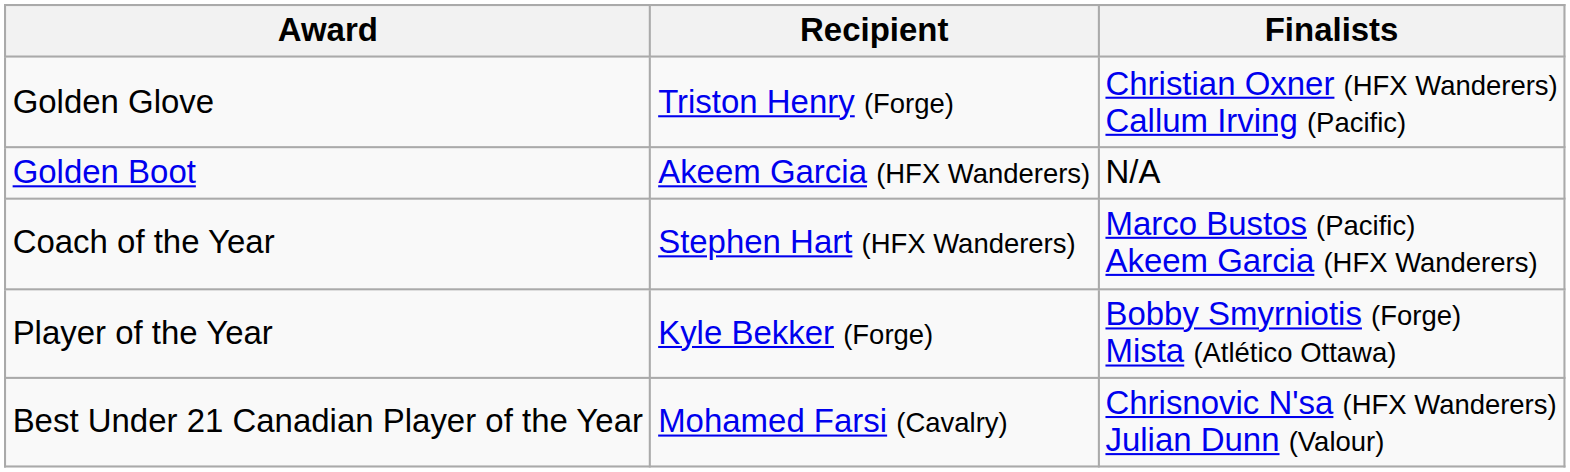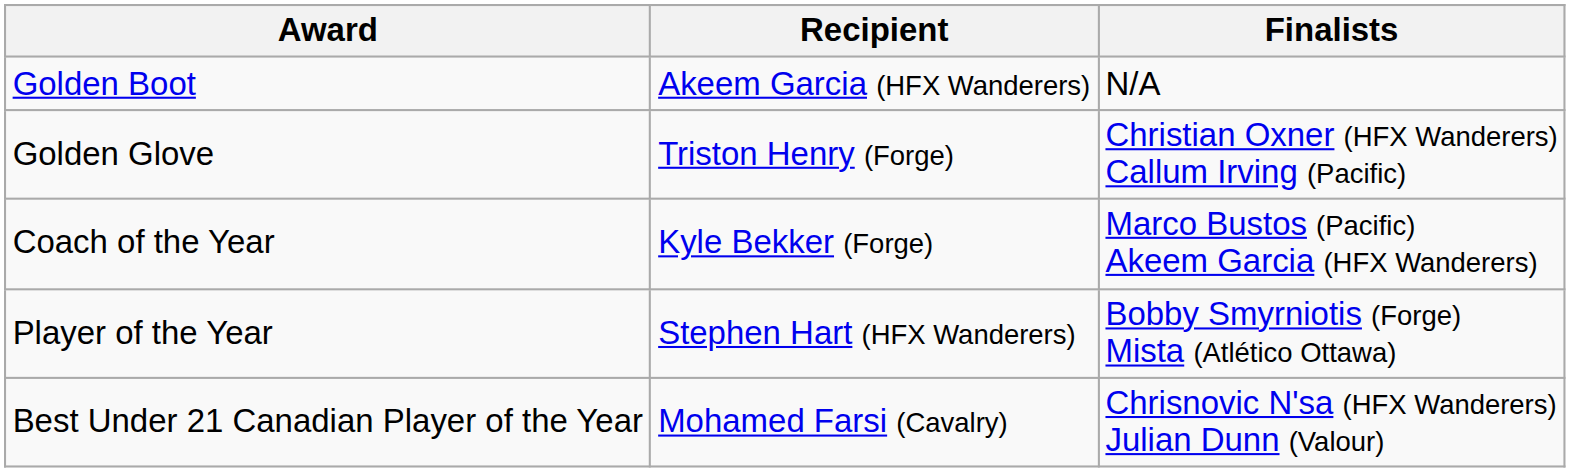rows swapped: (104, 172) <-> (113, 101)
(867, 243) Stephen Hart (HFX Wanderers) -> (796, 243) Kyle Bekker (Forge)
(796, 332) Kyle Bekker (Forge) -> (867, 332) Stephen Hart (HFX Wanderers)
